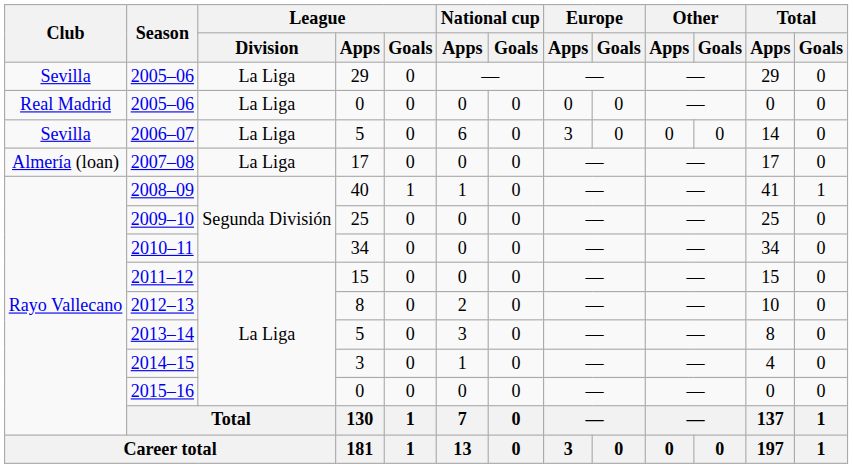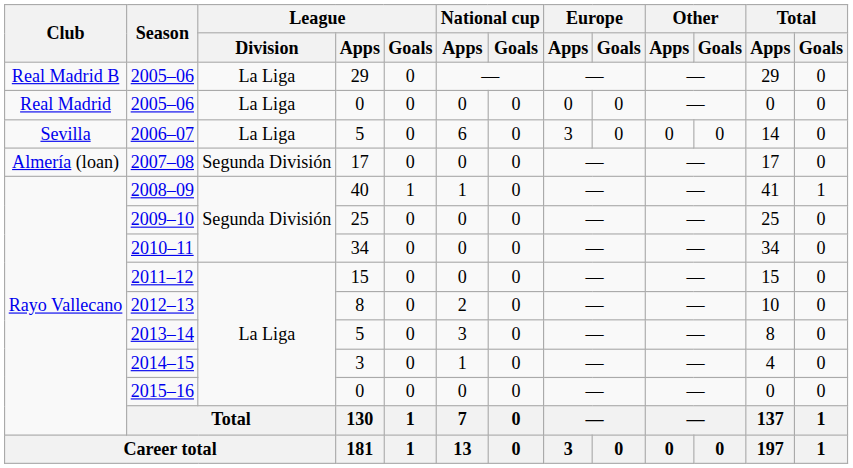(66, 76) Sevilla -> (66, 76) Real Madrid B
(267, 162) La Liga -> (267, 162) Segunda División
